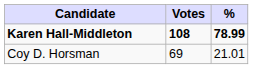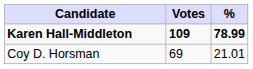(179, 34) 108 -> (179, 34) 109
